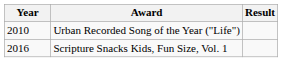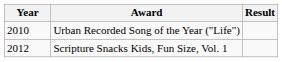(18, 48) 2016 -> (18, 48) 2012
